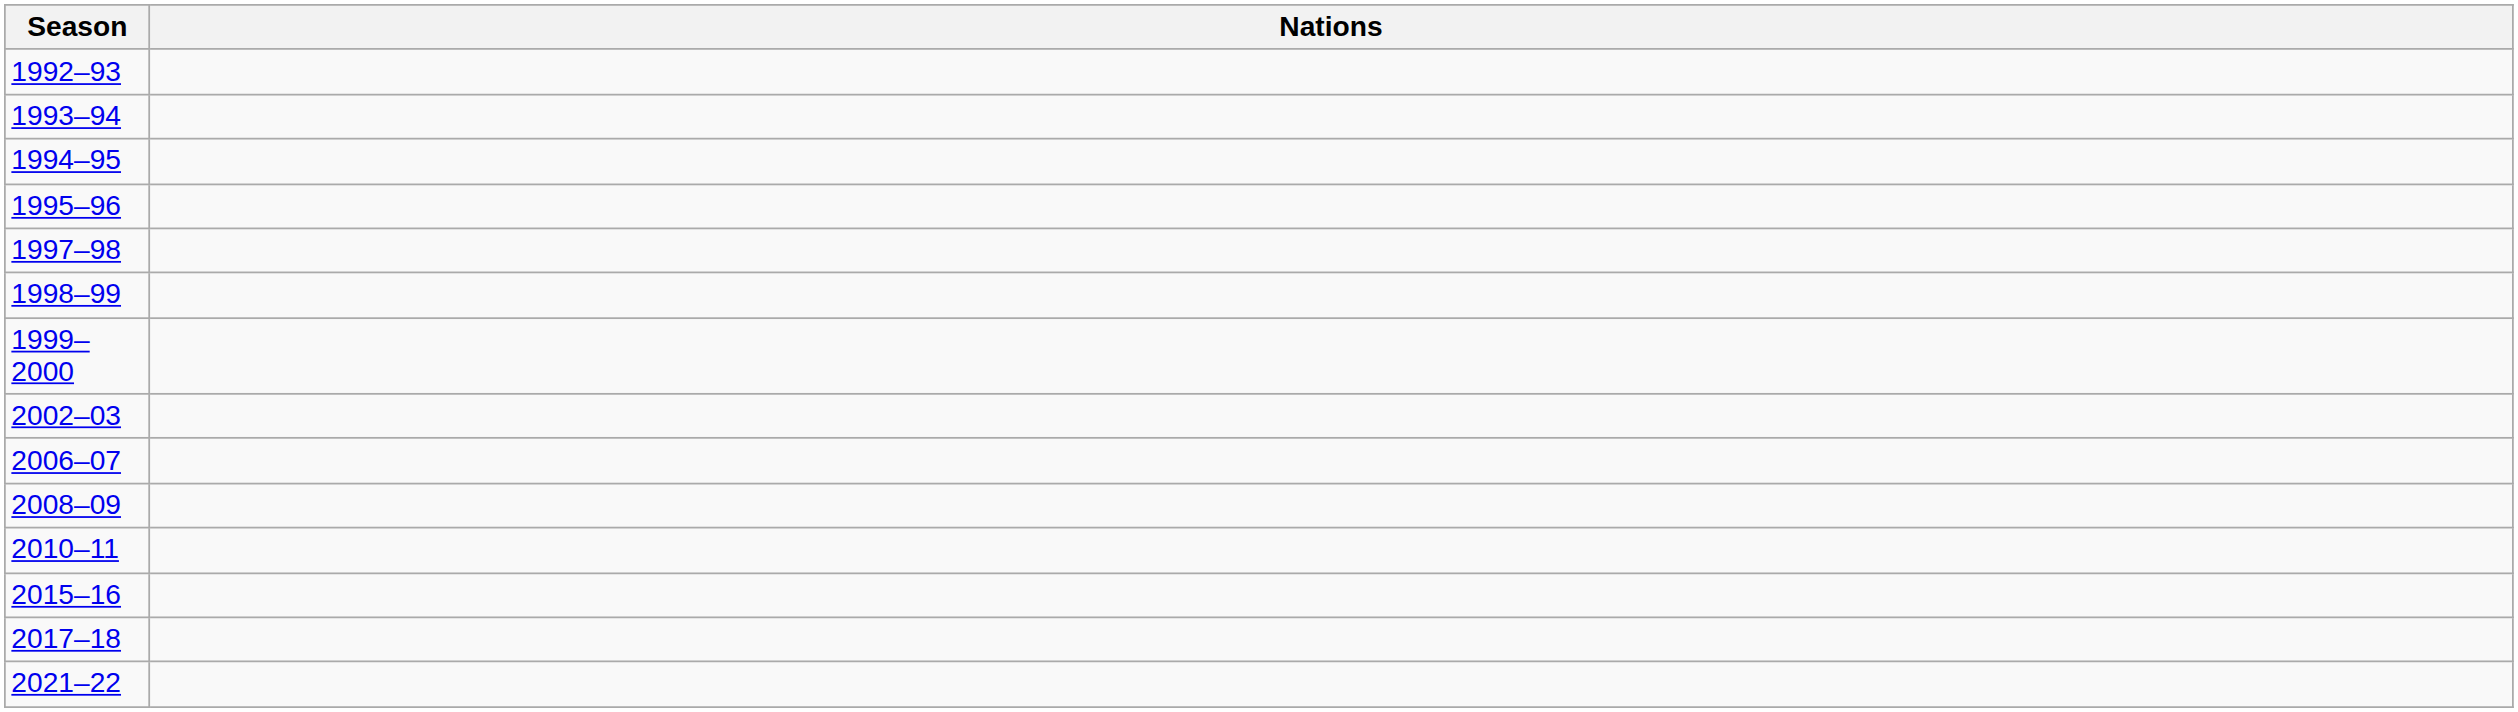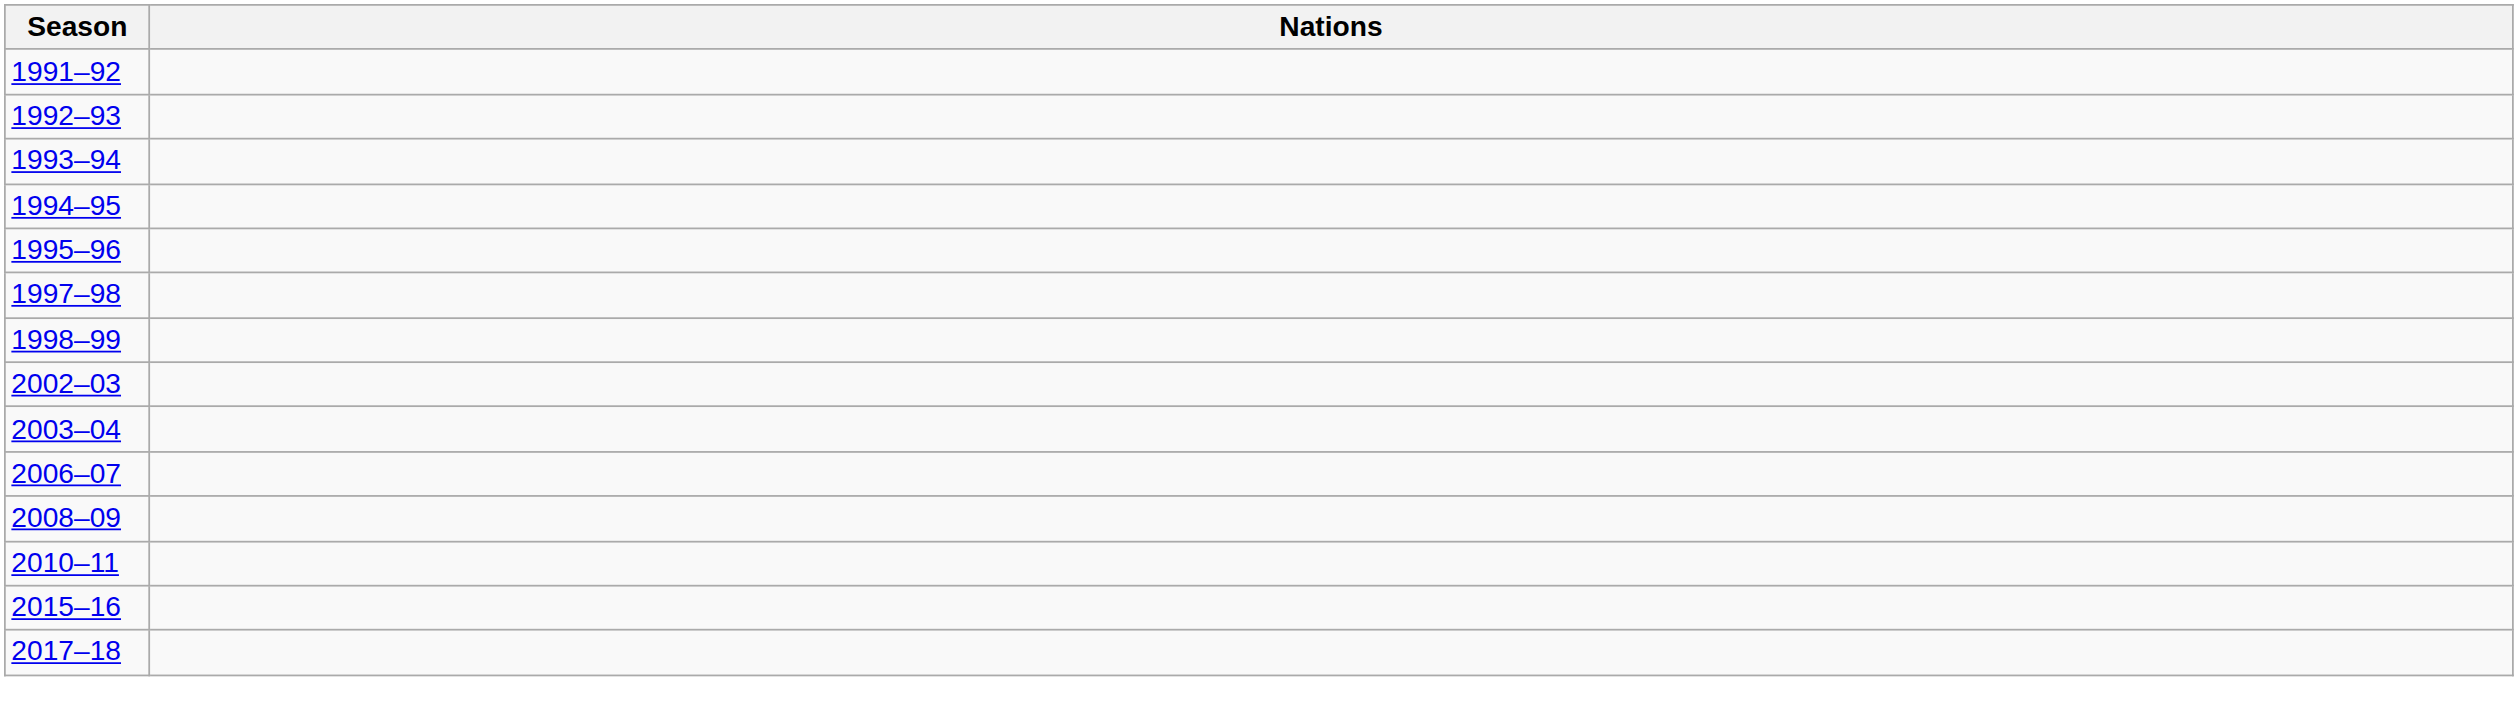+ row: (66, 71)
- row: (51, 355)
+ row: (66, 428)
- row: (66, 683)
